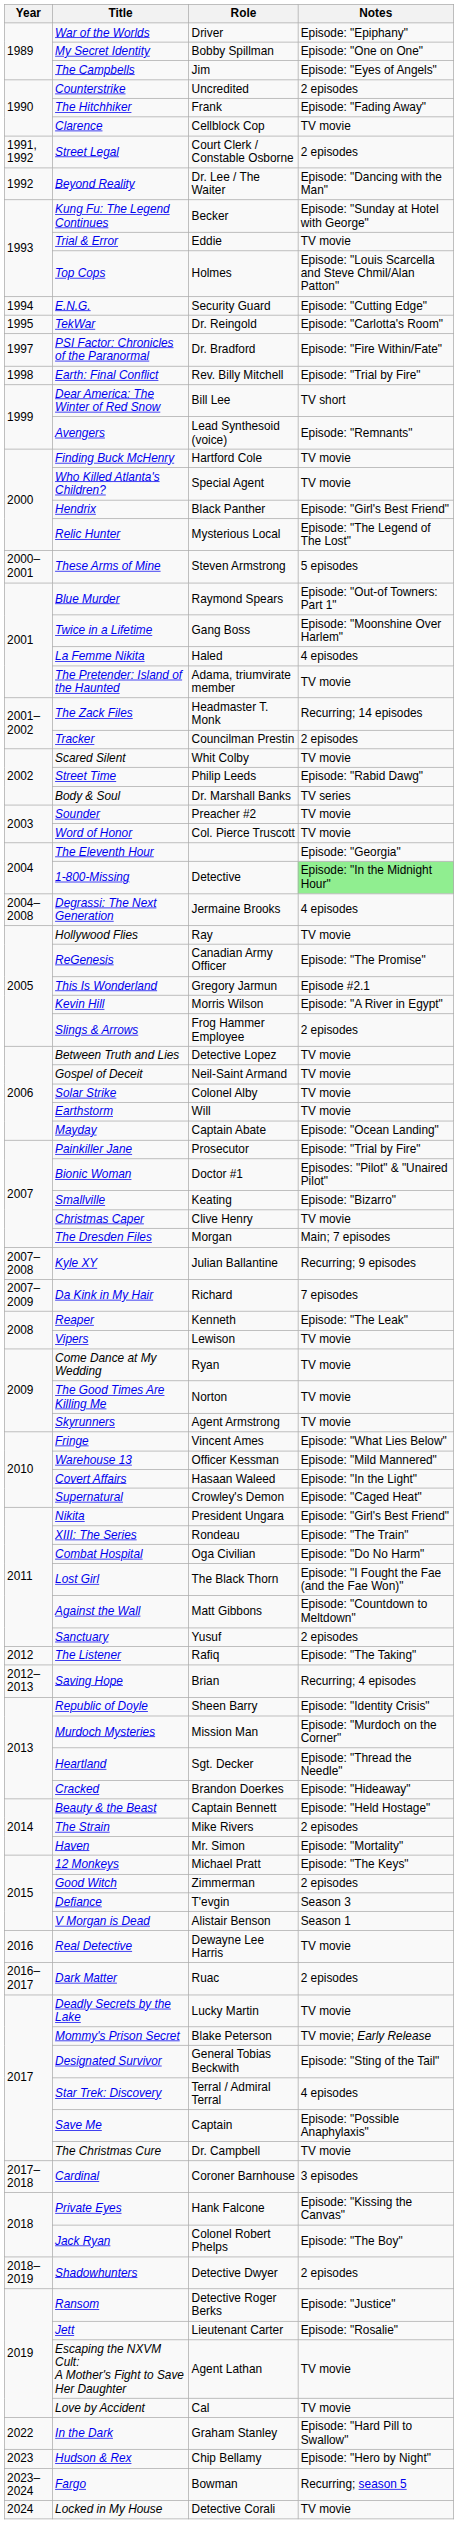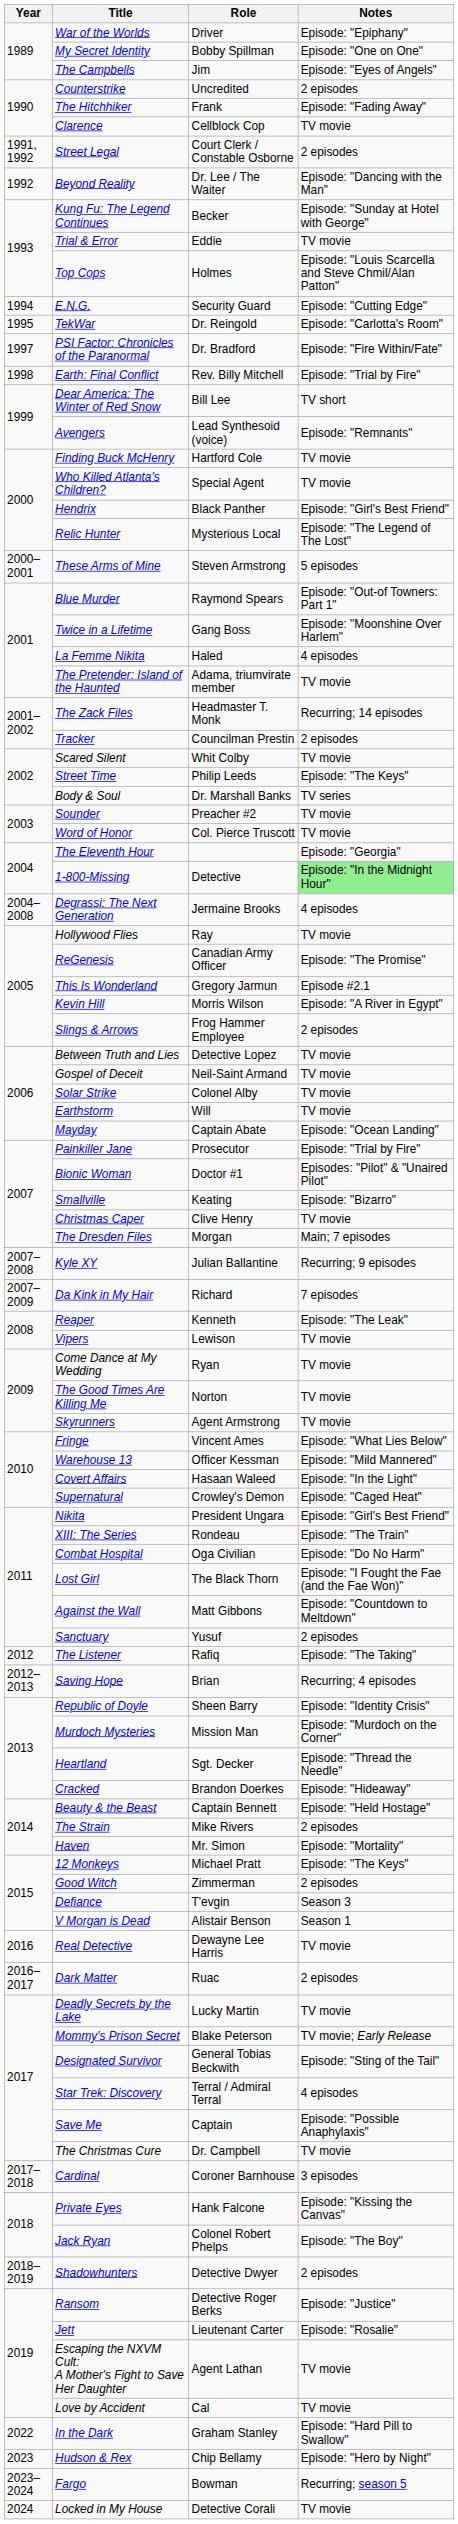(362, 777) Episode: "Rabid Dawg" -> (355, 777) Episode: "The Keys"
